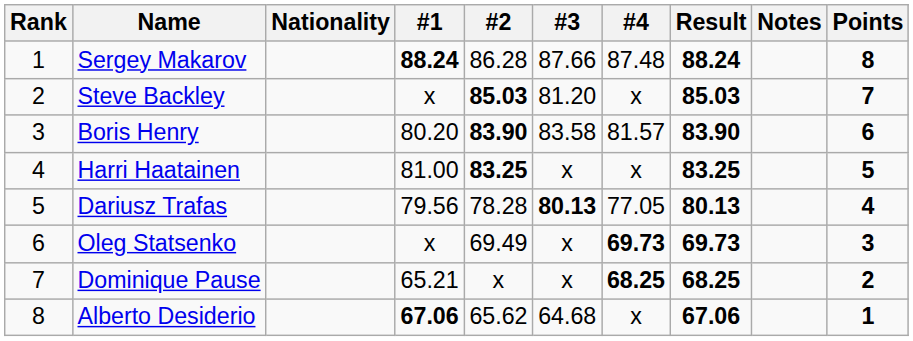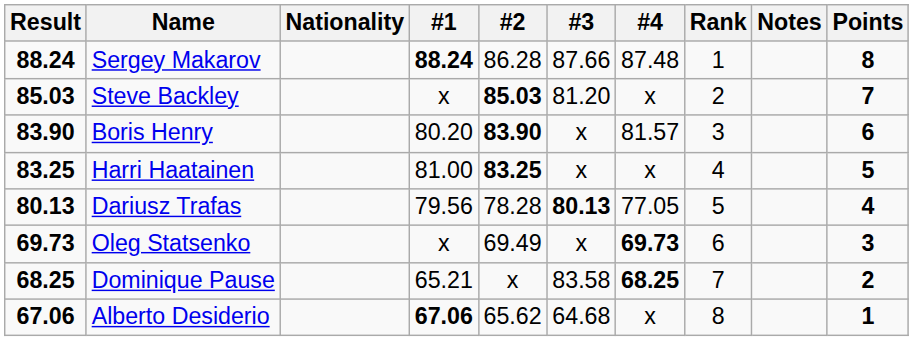columns swapped: (38, 22) <-> (711, 22)
(567, 133) 83.58 -> (581, 133) x
(567, 280) x -> (581, 280) 83.58
